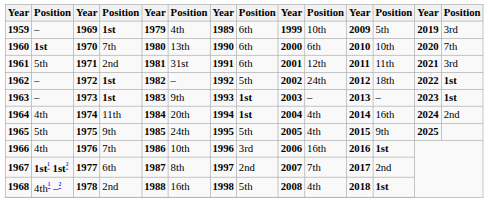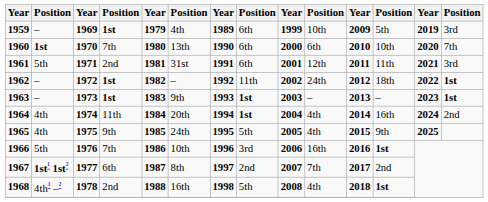(246, 81) 5th -> (248, 81) 11th
(41, 132) 5th -> (41, 132) 4th
(41, 149) 4th -> (41, 149) 5th
